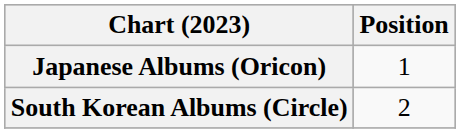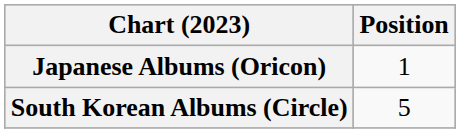(404, 107) 2 -> (404, 107) 5
